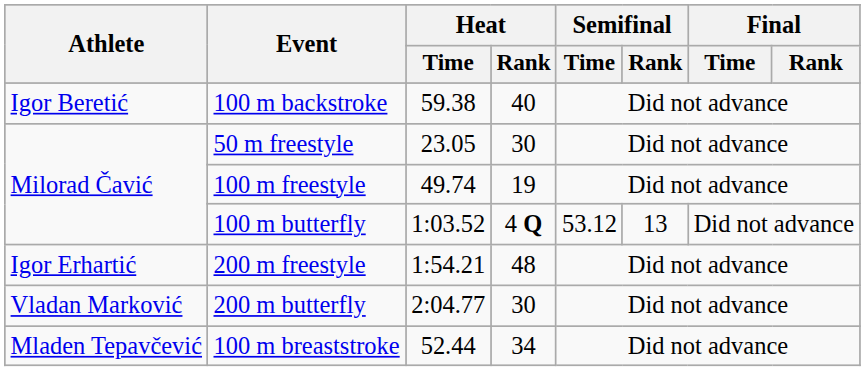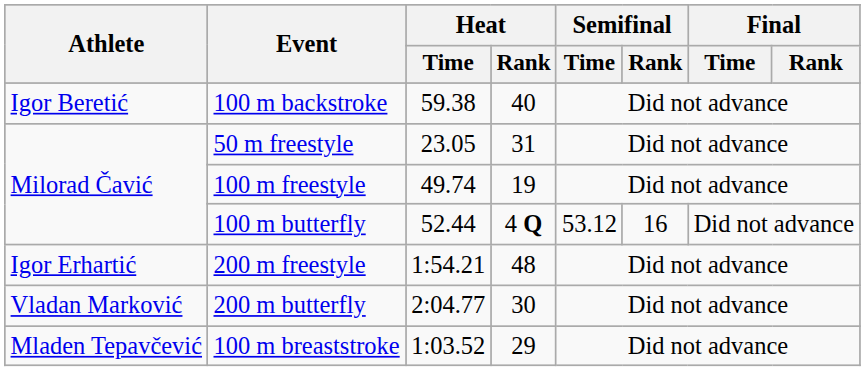(524, 144) 30 -> (524, 144) 31
(448, 224) 1:03.52 -> (448, 224) 52.44
(655, 224) 13 -> (655, 224) 16
(448, 345) 52.44 -> (448, 345) 1:03.52
(524, 345) 34 -> (524, 345) 29
